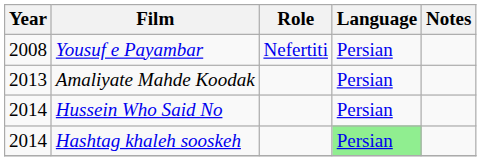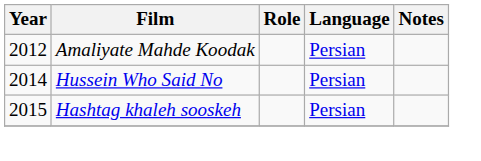- row: (130, 49)
(28, 79) 2013 -> (28, 49) 2012
(28, 140) 2014 -> (28, 110) 2015
(365, 140) lightgreen background -> (337, 110) no background
